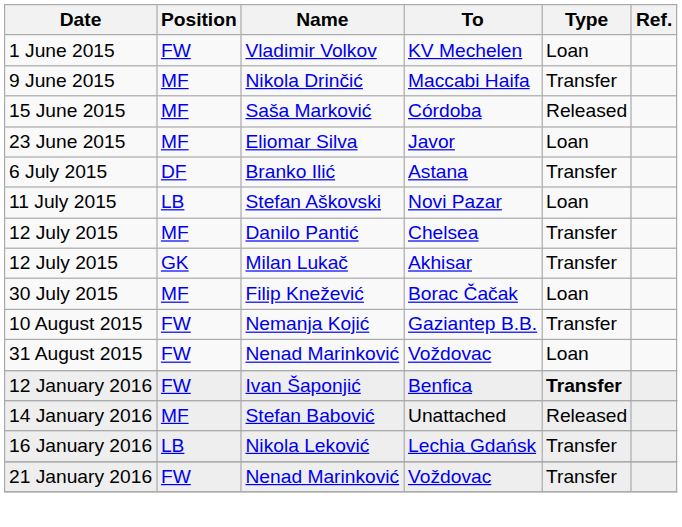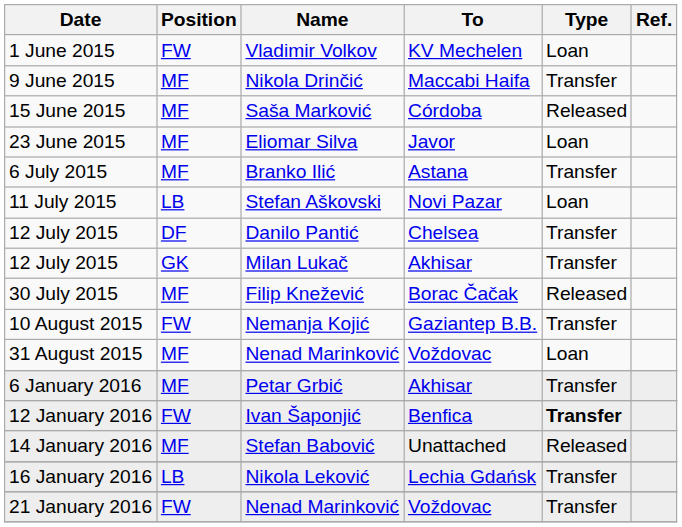(174, 171) DF -> (175, 171) MF
(175, 232) MF -> (174, 232) DF
(567, 293) Loan -> (587, 293) Released
(176, 354) FW -> (175, 354) MF
+ row: (75, 385)
